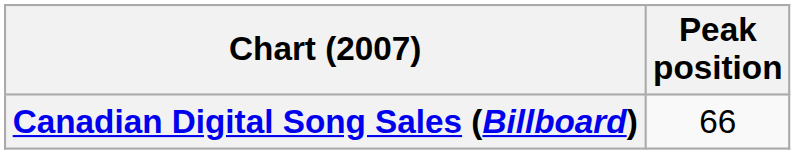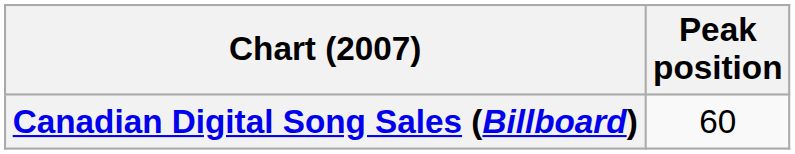(718, 121) 66 -> (718, 121) 60
